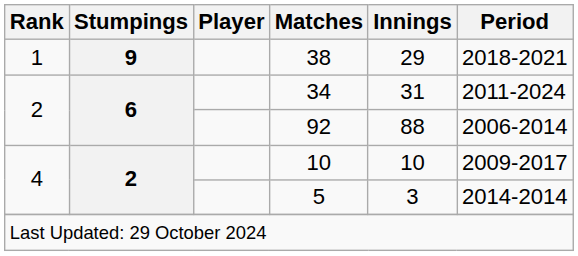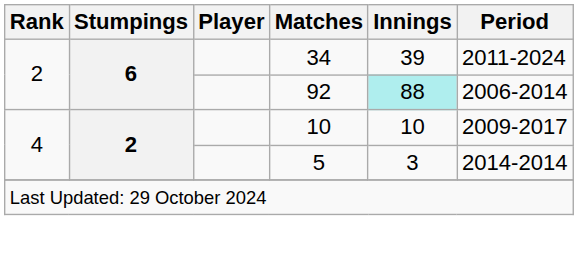- row: (319, 57)
(412, 92) 31 -> (412, 57) 39
(412, 127) no background -> (412, 92) paleturquoise background
